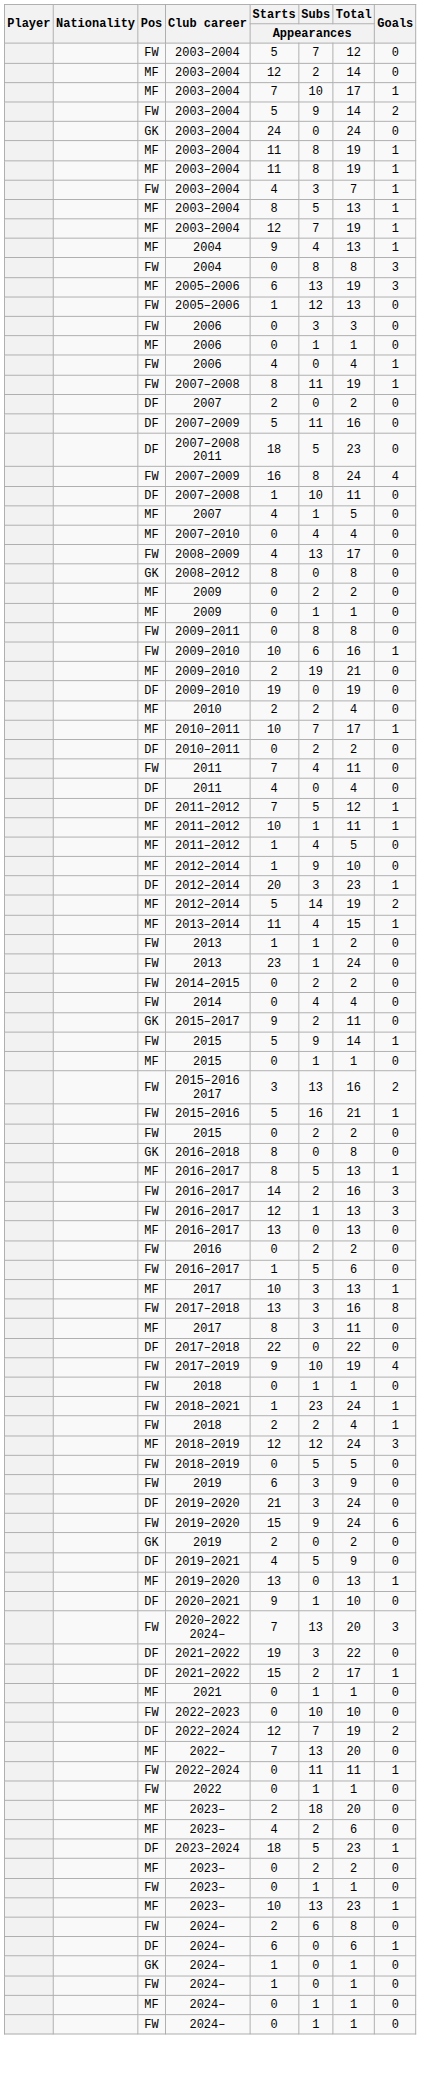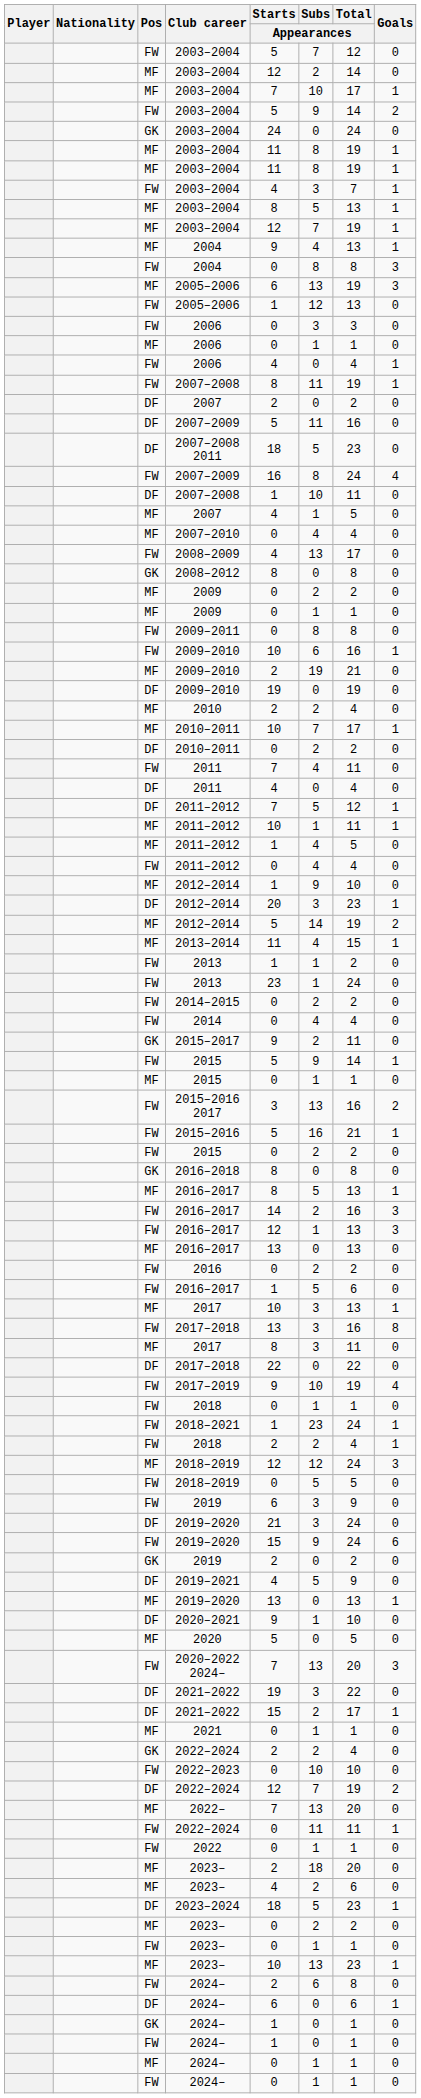+ row: (151, 866)
+ row: (151, 1640)
+ row: (151, 1751)
